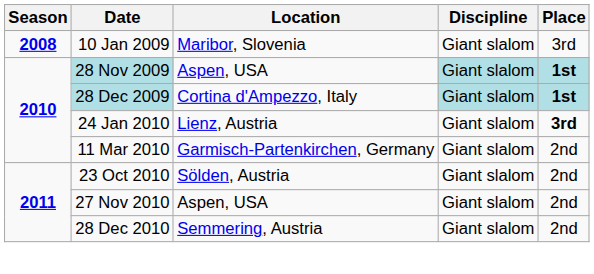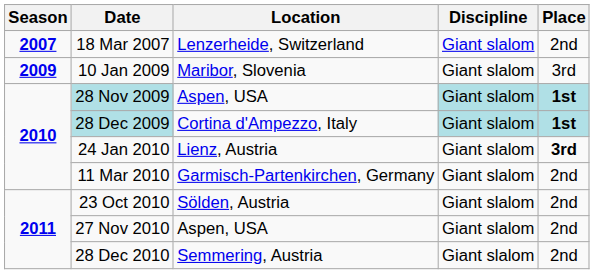+ row: (123, 44)
(38, 44) 2008 -> (38, 70) 2009
